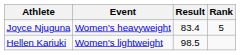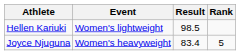rows swapped: (36, 43) <-> (38, 28)
